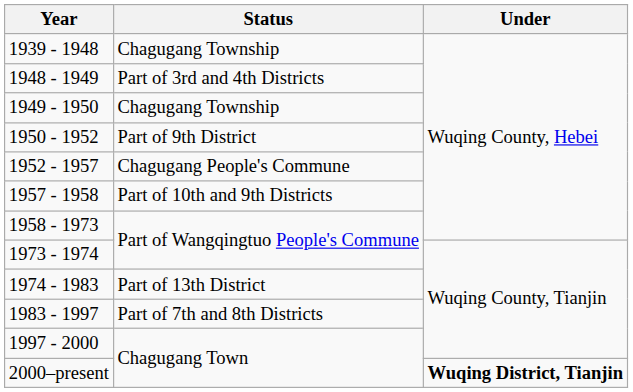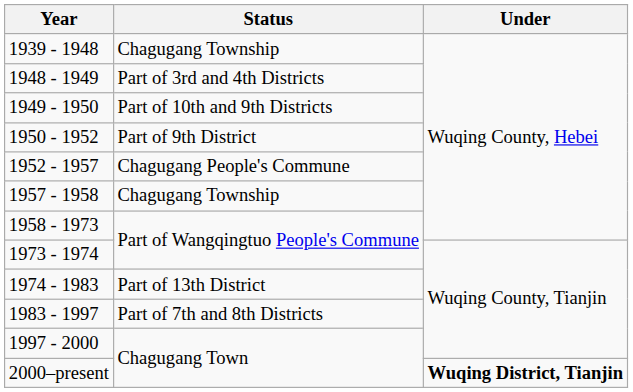(198, 107) Chagugang Township -> (225, 107) Part of 10th and 9th Districts
(225, 195) Part of 10th and 9th Districts -> (198, 195) Chagugang Township
